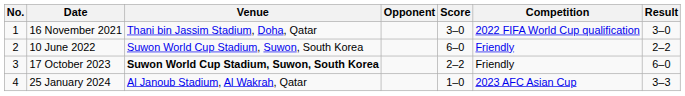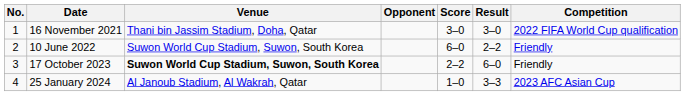columns swapped: (661, 13) <-> (558, 13)
